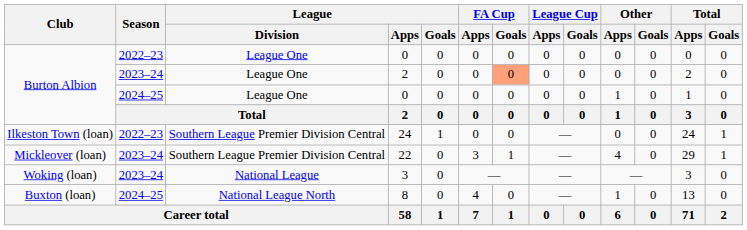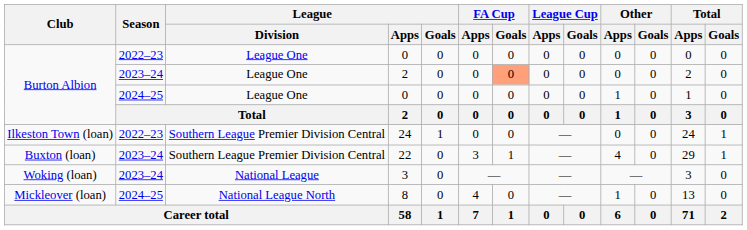(60, 154) Mickleover (loan) -> (60, 154) Buxton (loan)
(60, 194) Buxton (loan) -> (60, 194) Mickleover (loan)
